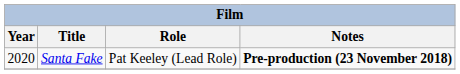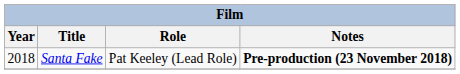(21, 58) 2020 -> (21, 58) 2018
